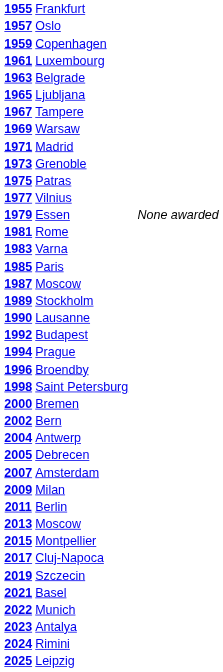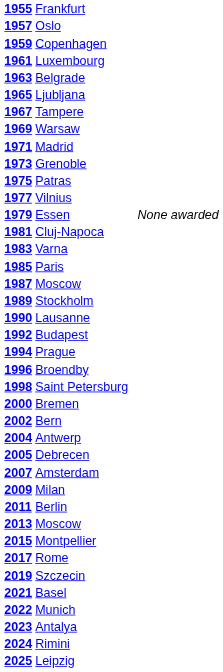(52, 232) Rome -> (70, 232) Cluj-Napoca
(70, 558) Cluj-Napoca -> (52, 558) Rome
